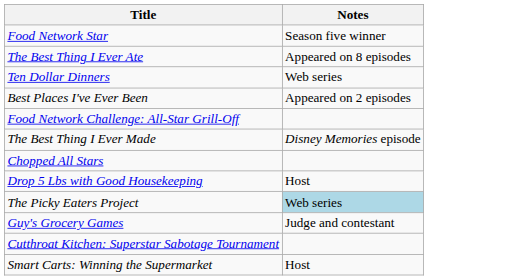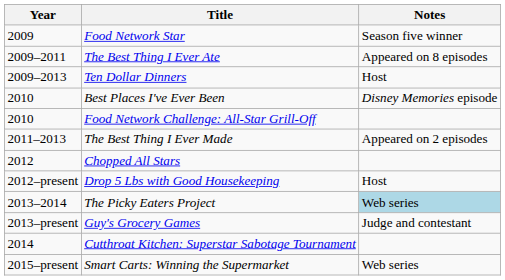+ column: (43, 14)
(314, 77) Web series -> (374, 77) Host
(348, 98) Appeared on 2 episodes -> (430, 98) Disney Memories episode
(353, 139) Disney Memories episode -> (425, 139) Appeared on 2 episodes
(298, 264) Host -> (390, 264) Web series
